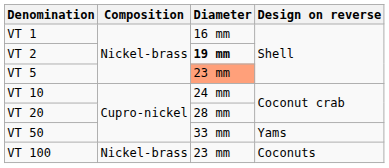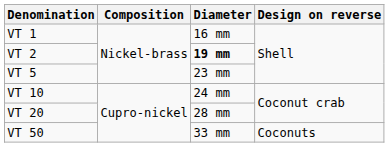(212, 73) lightsalmon background -> (212, 73) no background
(272, 133) Yams -> (287, 133) Coconuts
- row: (29, 152)
